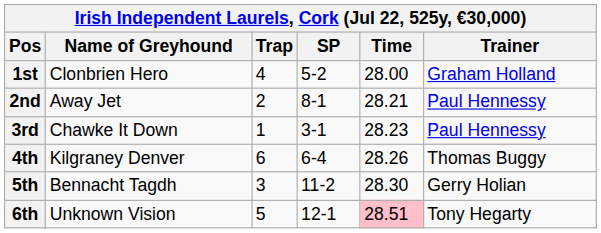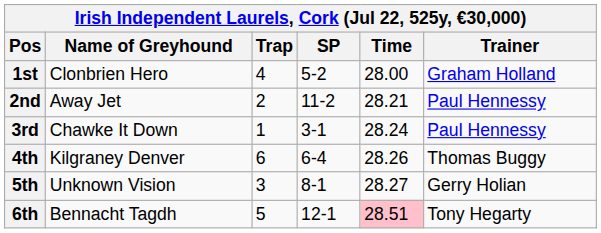(314, 102) 8-1 -> (318, 102) 11-2
(386, 130) 28.23 -> (386, 130) 28.24
(113, 185) Bennacht Tagdh -> (113, 185) Unknown Vision
(318, 185) 11-2 -> (314, 185) 8-1
(386, 185) 28.30 -> (386, 185) 28.27
(113, 213) Unknown Vision -> (113, 213) Bennacht Tagdh
